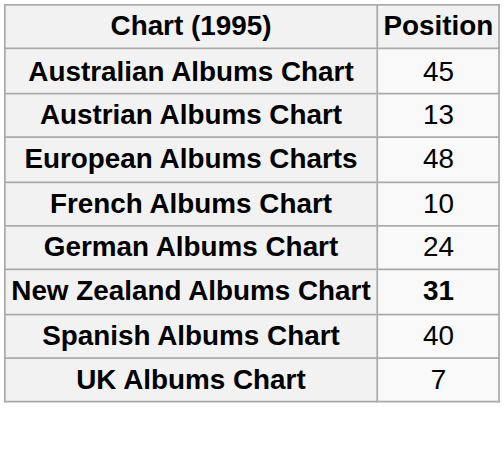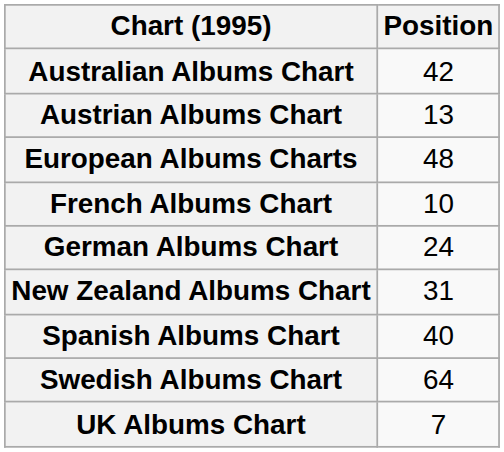(438, 70) 45 -> (438, 70) 42
(438, 291) bold -> (438, 291) normal
+ row: (191, 379)
